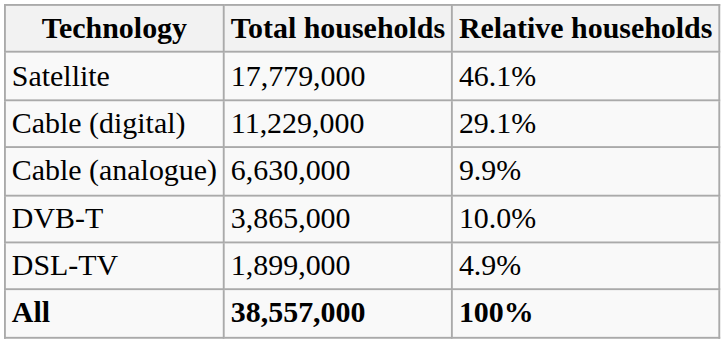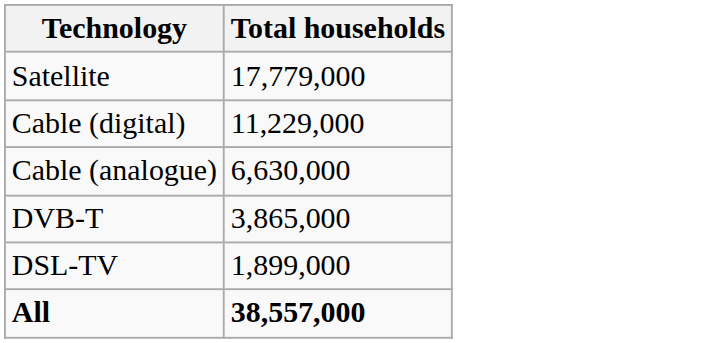- column: (586, 28)
